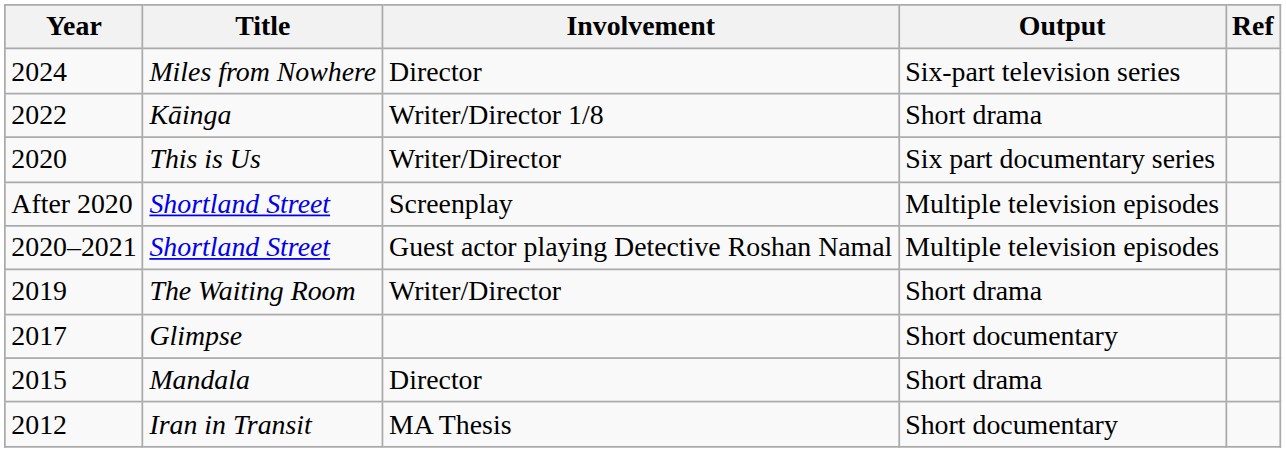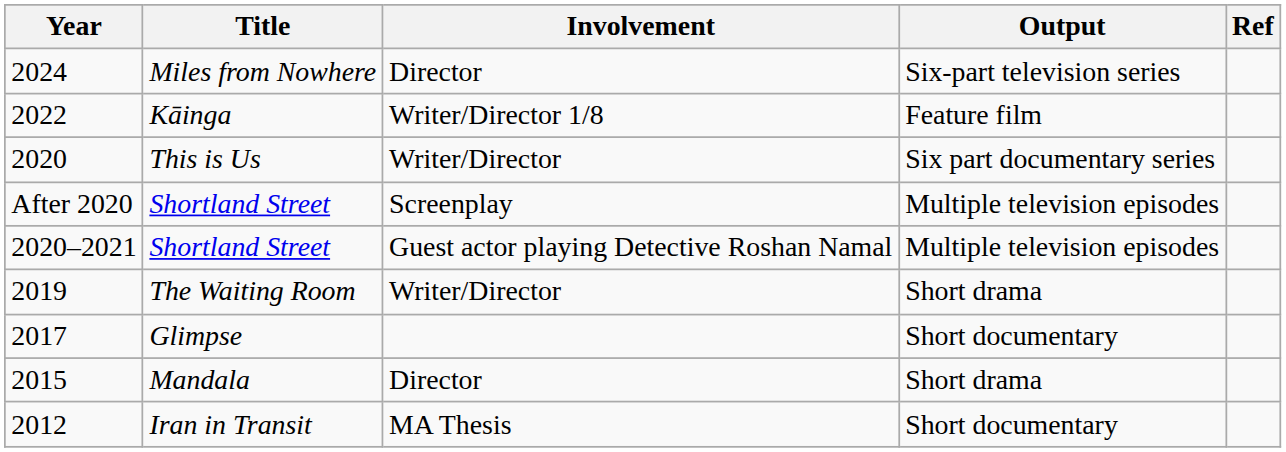(974, 114) Short drama -> (974, 114) Feature film
